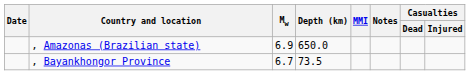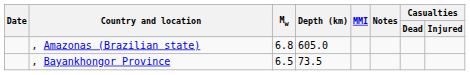(284, 45) 6.9 -> (284, 45) 6.8
(313, 45) 650.0 -> (313, 45) 605.0
(284, 61) 6.7 -> (284, 61) 6.5
